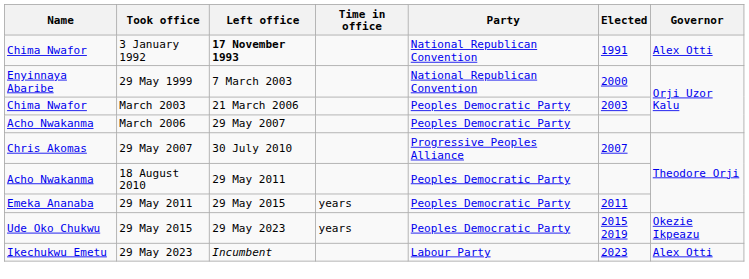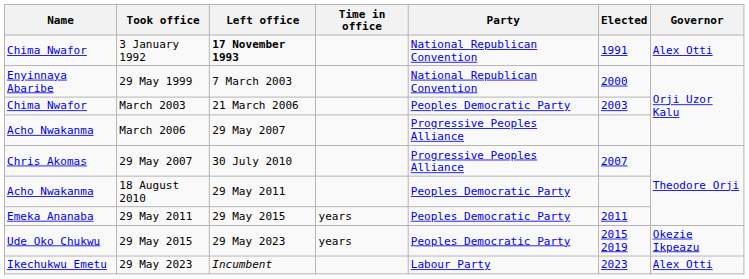(491, 124) Peoples Democratic Party -> (474, 130) Progressive Peoples Alliance
